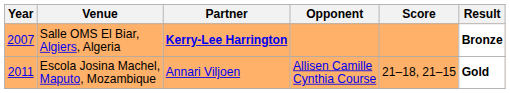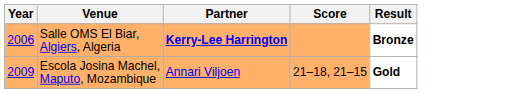- column: (335, 14)
(21, 40) 2007 -> (21, 40) 2006
(21, 73) 2011 -> (21, 73) 2009
